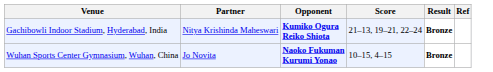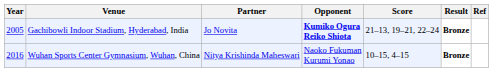+ column: (15, 12)
(230, 31) Nitya Krishinda Maheswari -> (220, 31) Jo Novita
(199, 55) Jo Novita -> (252, 55) Nitya Krishinda Maheswari
(313, 55) bold -> (333, 55) normal
